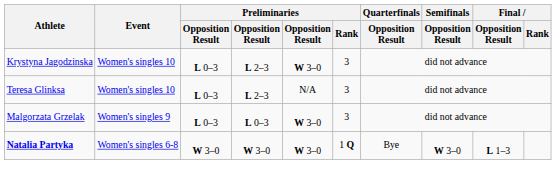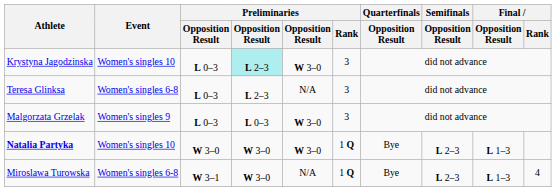(257, 68) no background -> (257, 68) paleturquoise background
(136, 90) Women's singles 10 -> (138, 90) Women's singles 6-8
(138, 145) Women's singles 6-8 -> (136, 145) Women's singles 10
(448, 151) W 3–0 -> (448, 151) L 2–3
+ row: (48, 173)
